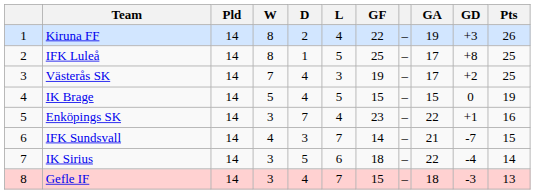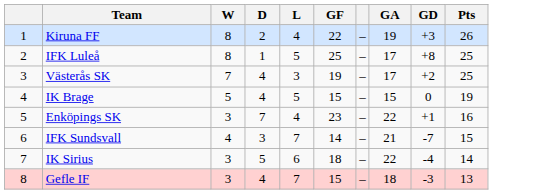- column: (232, 14)
